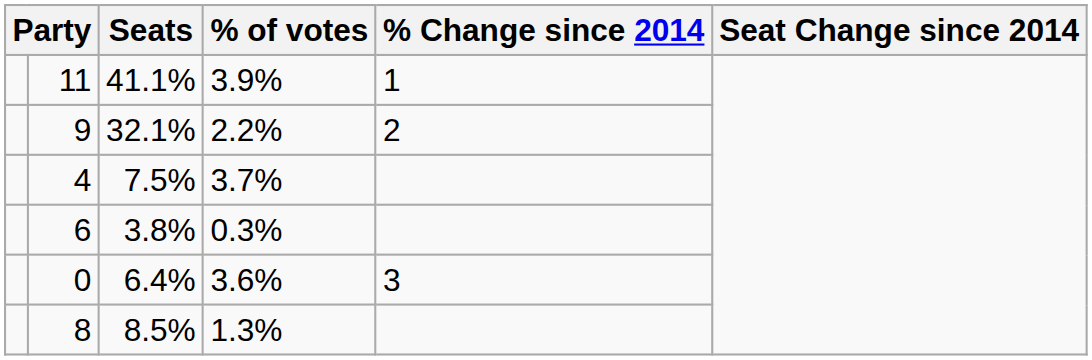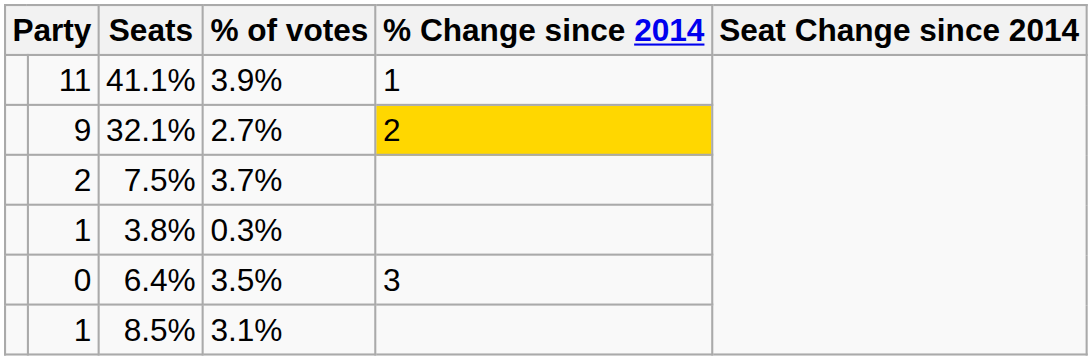(246, 130) 2.2% -> (246, 130) 2.7%
(392, 130) no background -> (392, 130) gold background
(83, 180) 4 -> (83, 180) 2
(83, 230) 6 -> (83, 230) 1
(246, 281) 3.6% -> (246, 281) 3.5%
(83, 331) 8 -> (83, 331) 1
(246, 331) 1.3% -> (246, 331) 3.1%
